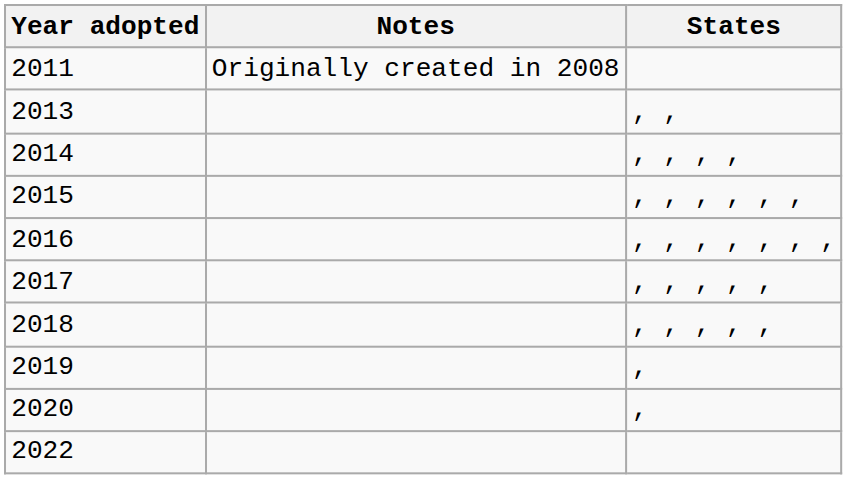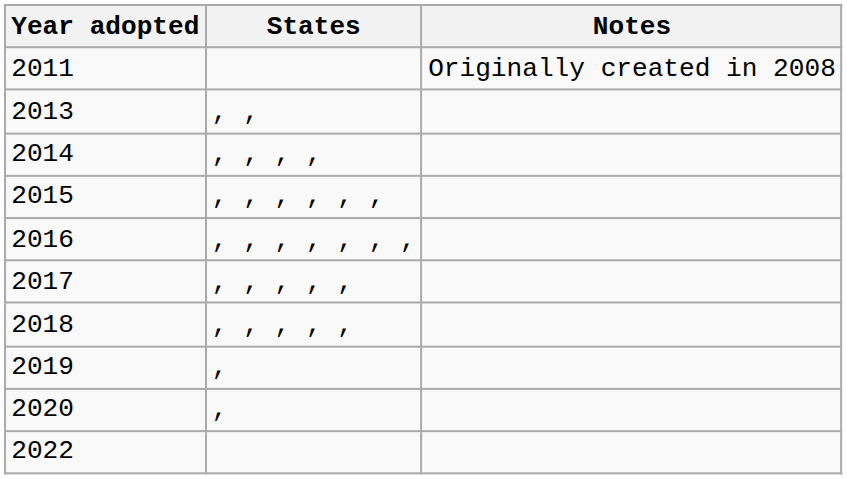columns swapped: (734, 26) <-> (416, 26)
